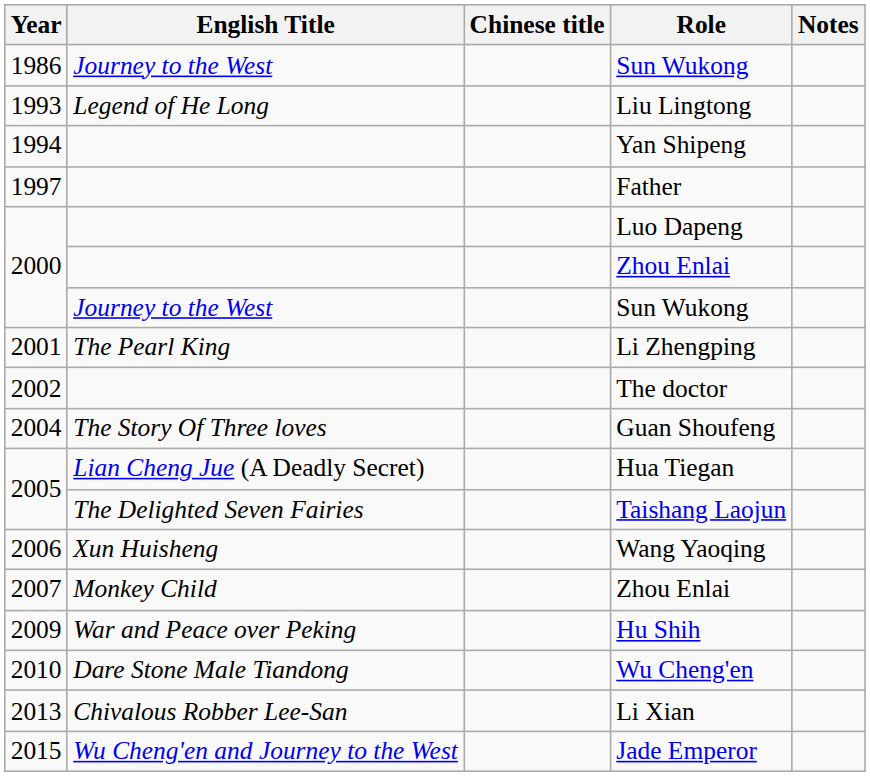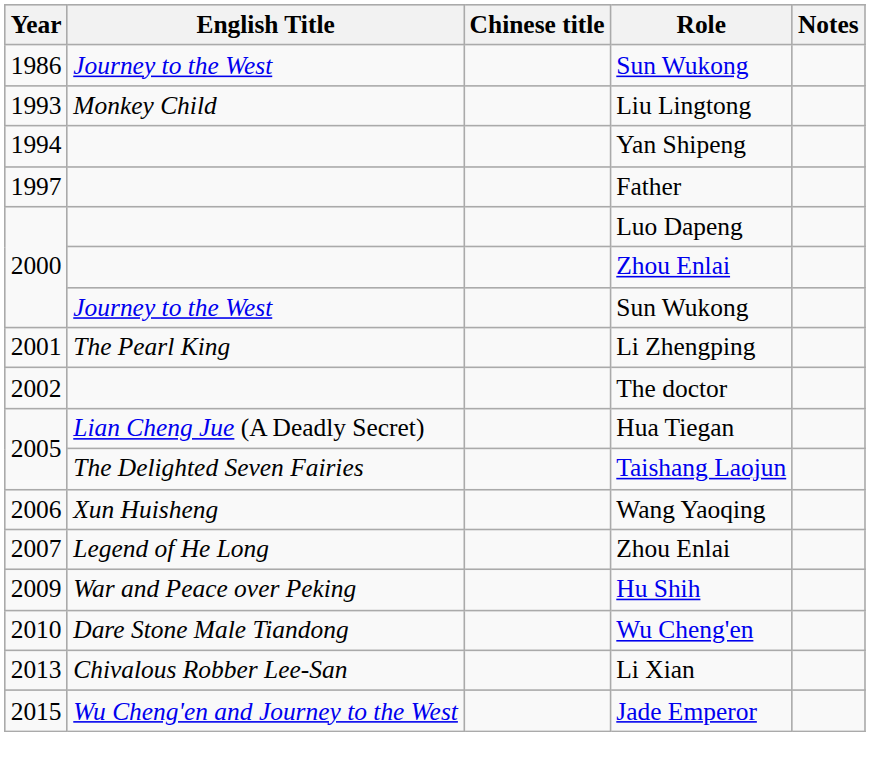(171, 105) Legend of He Long -> (145, 105) Monkey Child
- row: (36, 428)
(145, 589) Monkey Child -> (171, 549) Legend of He Long
